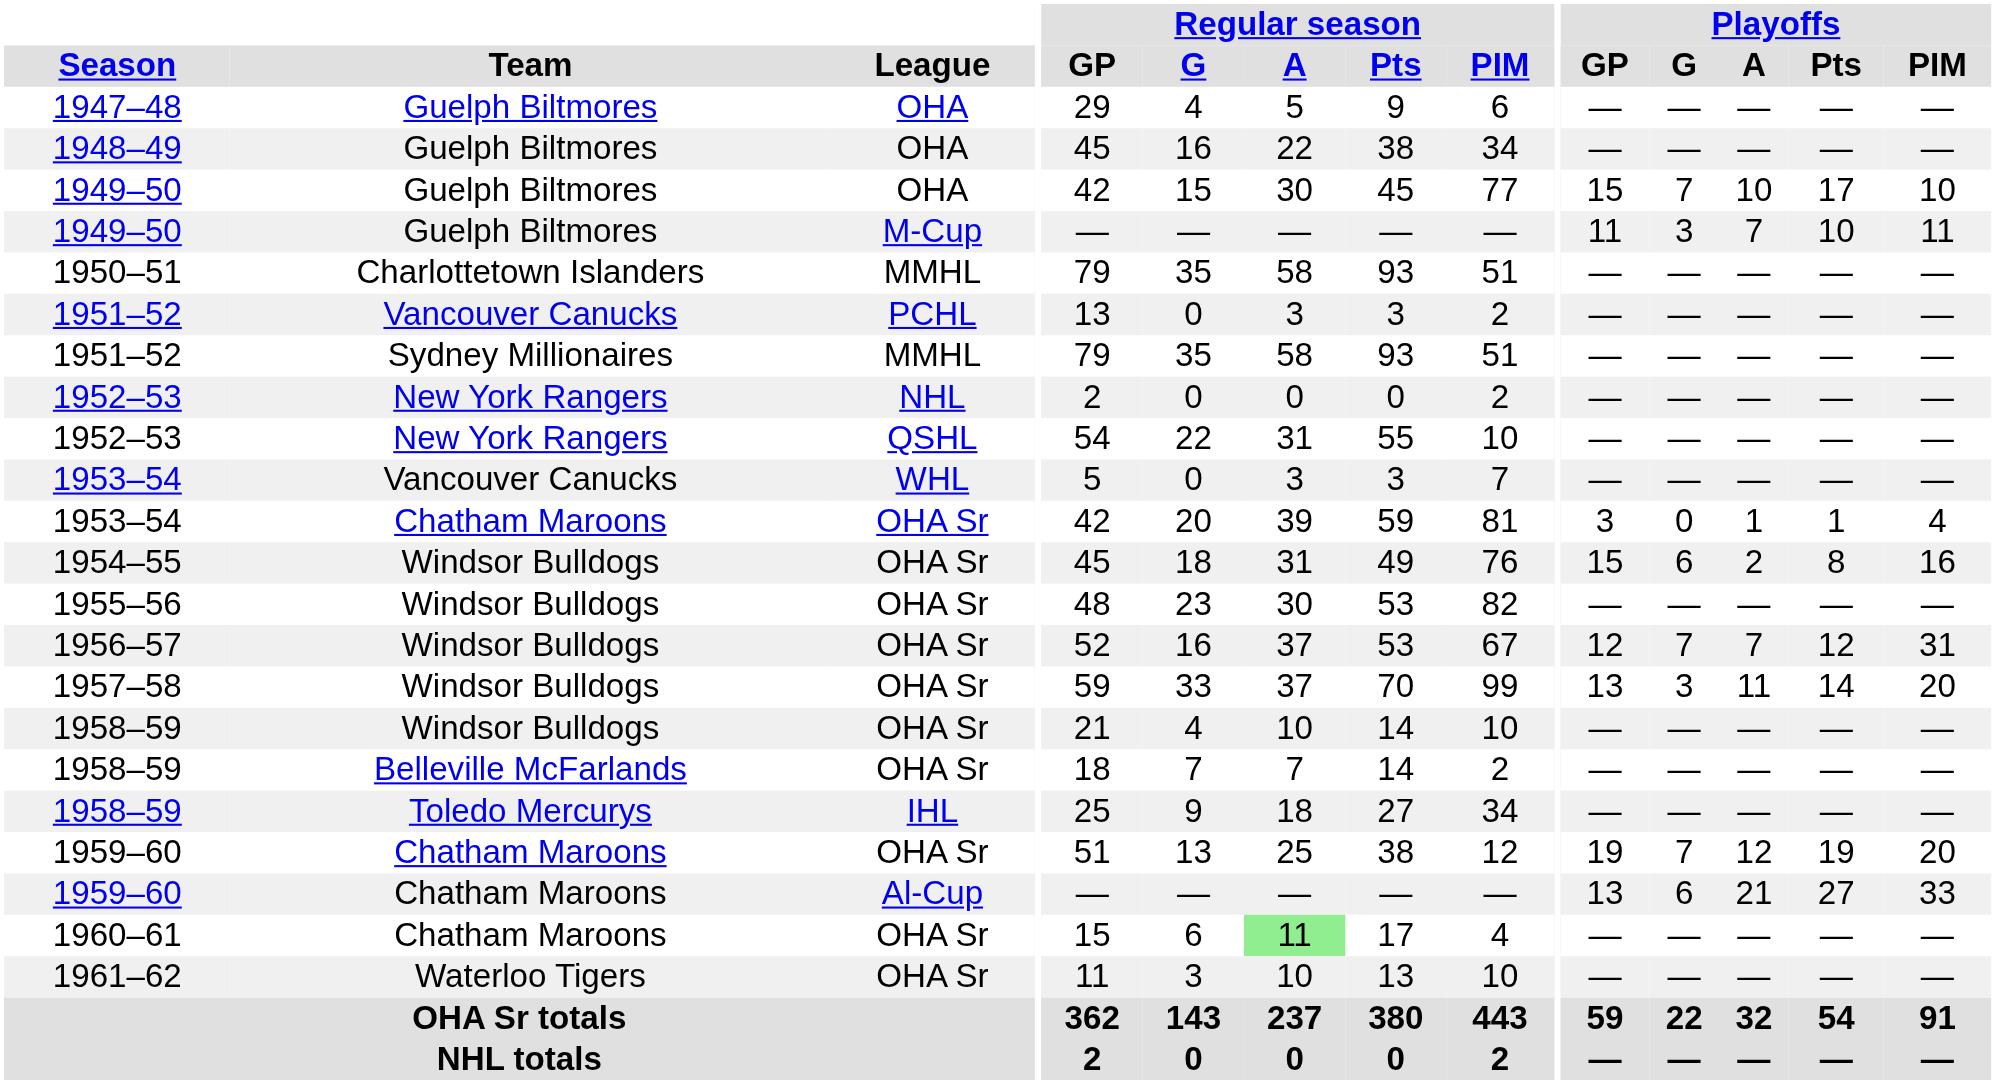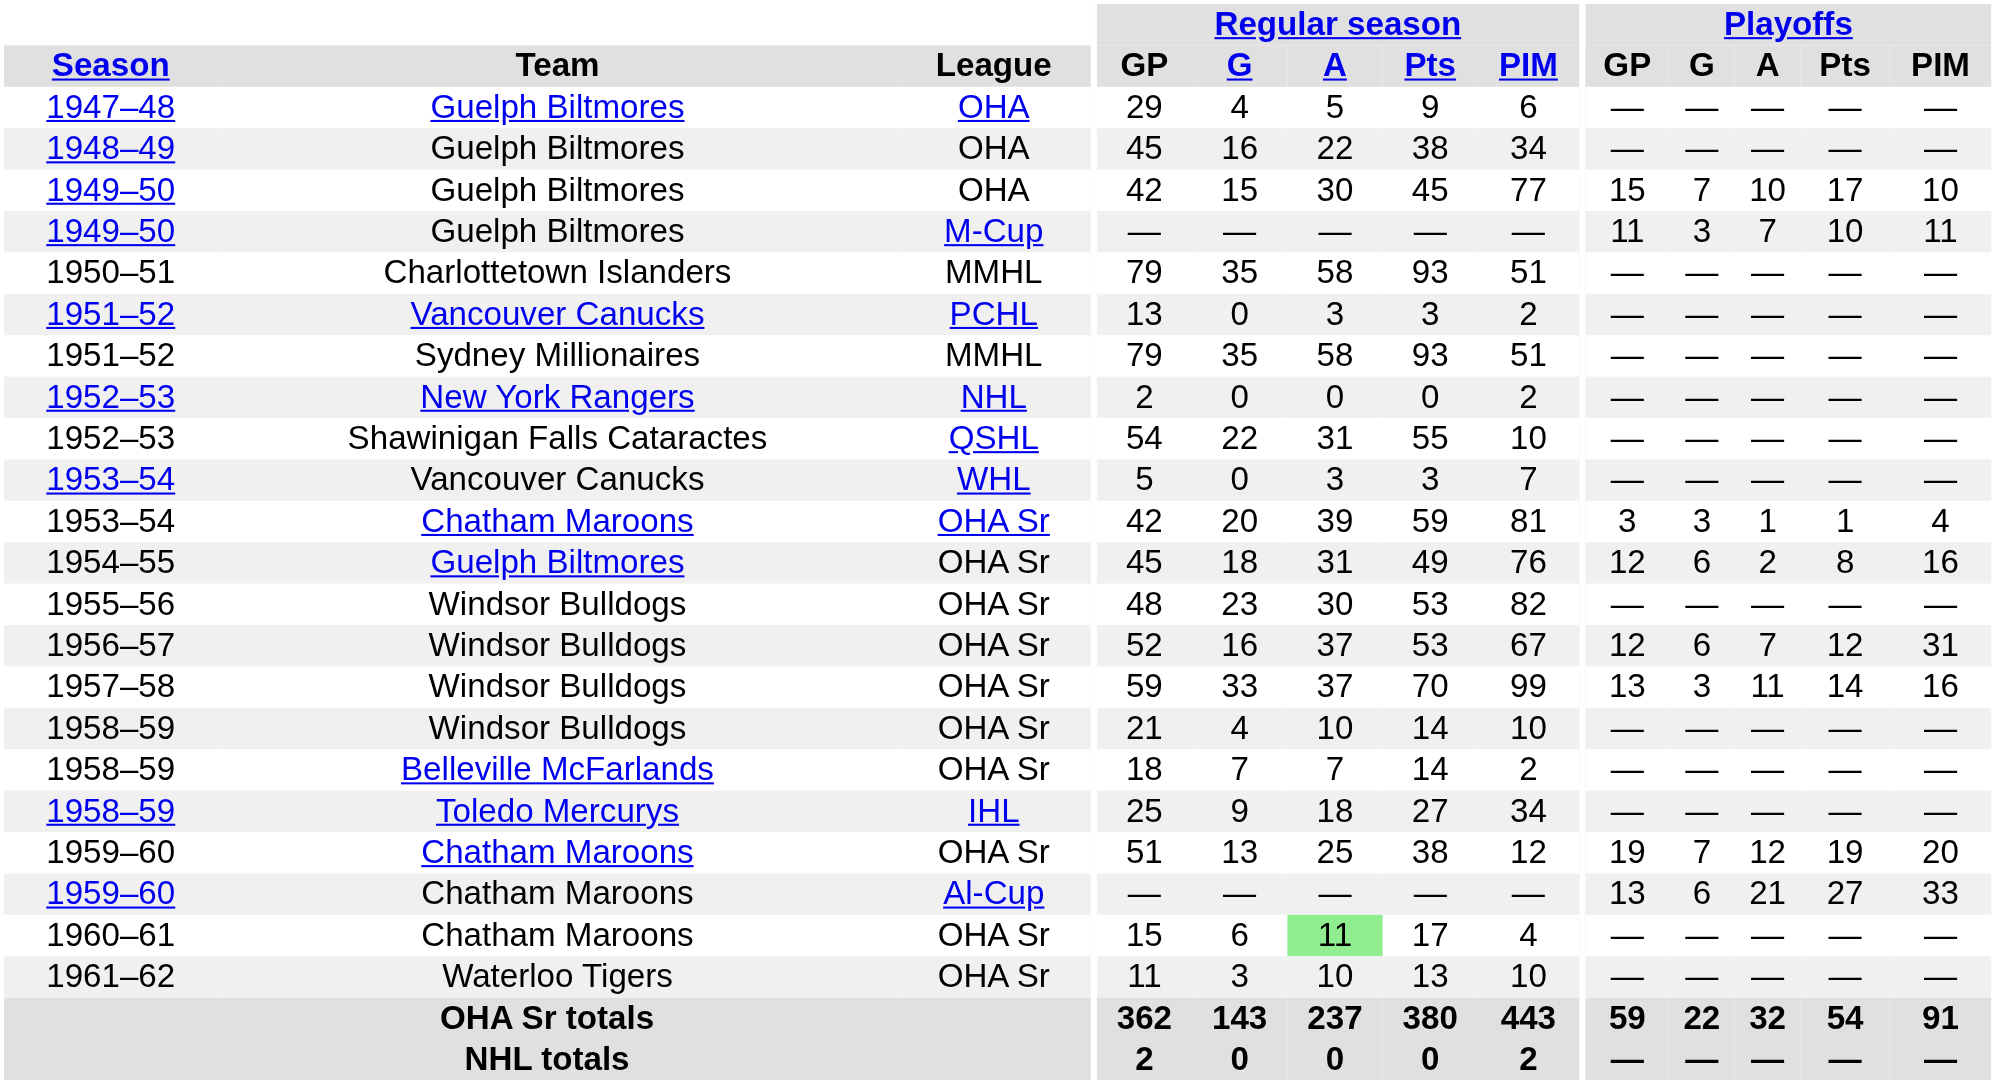(530, 438) New York Rangers -> (557, 438) Shawinigan Falls Cataractes
(1684, 520) 0 -> (1702, 520) 3
(530, 562) Windsor Bulldogs -> (557, 562) Guelph Biltmores
(1605, 562) 15 -> (1627, 562) 12
(1684, 645) 7 -> (1702, 645) 6
(1937, 686) 20 -> (1941, 686) 16
